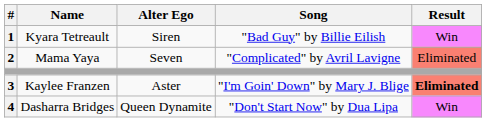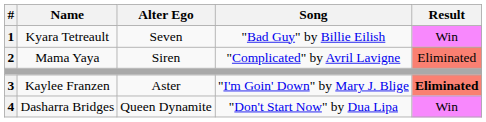(166, 36) Siren -> (166, 36) Seven
(166, 57) Seven -> (166, 57) Siren
